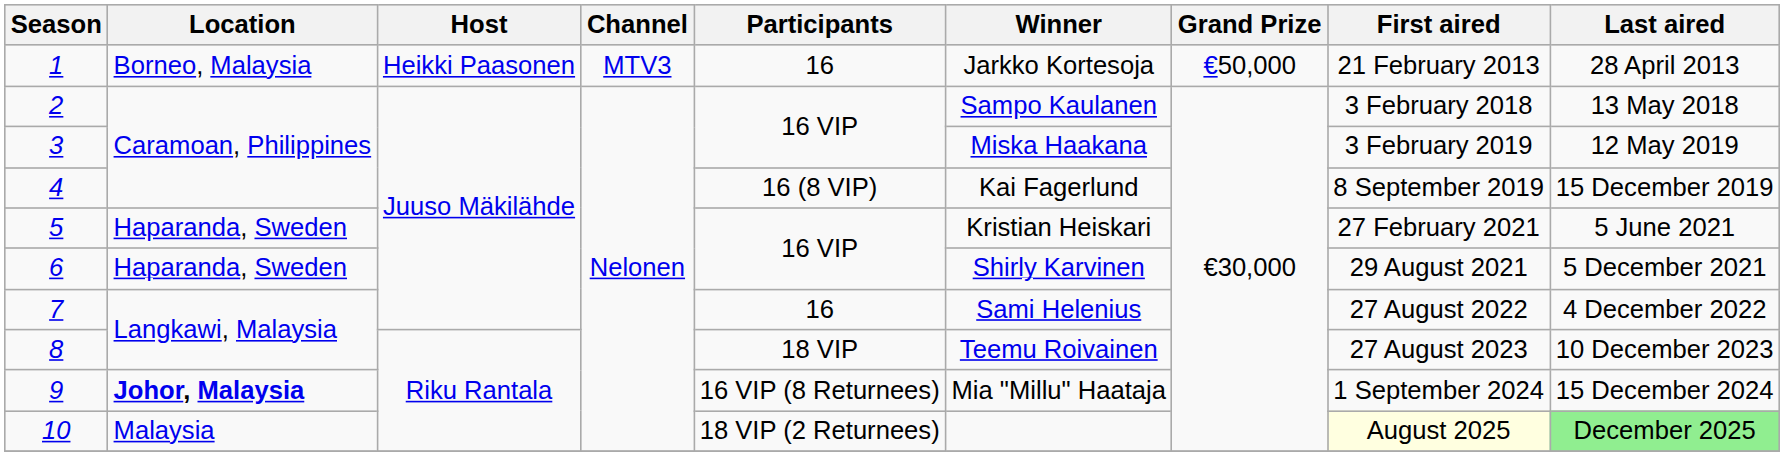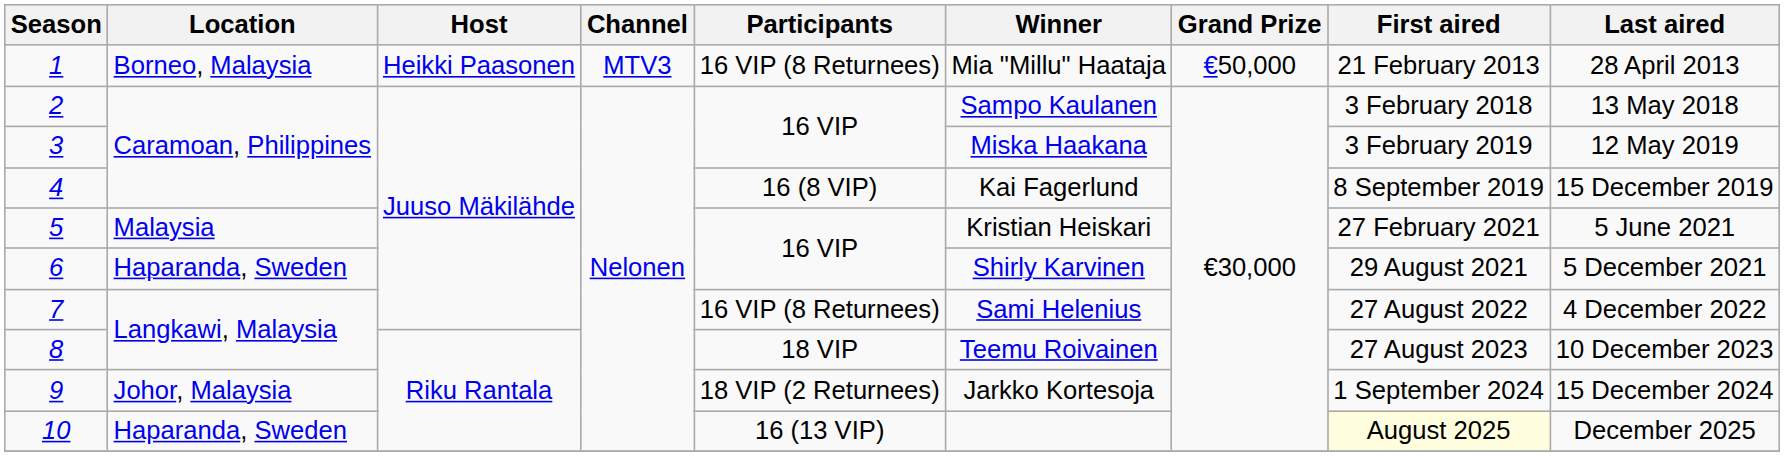(820, 65) 16 -> (820, 65) 16 VIP (8 Returnees)
(1059, 65) Jarkko Kortesoja -> (1059, 65) Mia "Millu" Haataja
(230, 227) Haparanda, Sweden -> (164, 227) Malaysia
(820, 308) 16 -> (820, 308) 16 VIP (8 Returnees)
(209, 390) bold -> (203, 390) normal
(820, 390) 16 VIP (8 Returnees) -> (820, 390) 18 VIP (2 Returnees)
(1059, 390) Mia "Millu" Haataja -> (1059, 390) Jarkko Kortesoja
(164, 430) Malaysia -> (230, 430) Haparanda, Sweden
(820, 430) 18 VIP (2 Returnees) -> (820, 430) 16 (13 VIP)
(1665, 430) lightgreen background -> (1665, 430) no background
